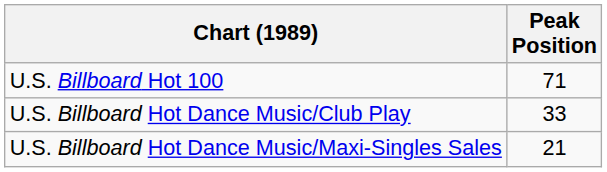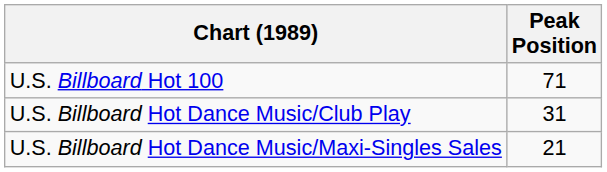(554, 114) 33 -> (554, 114) 31
